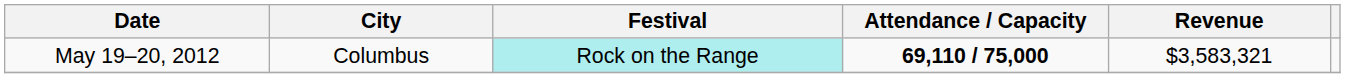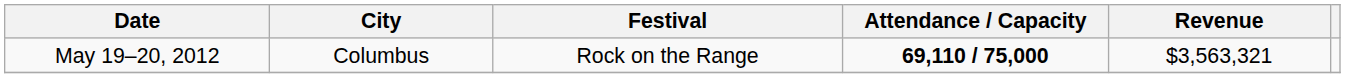(668, 55) paleturquoise background -> (668, 55) no background
(1219, 55) $3,583,321 -> (1219, 55) $3,563,321
